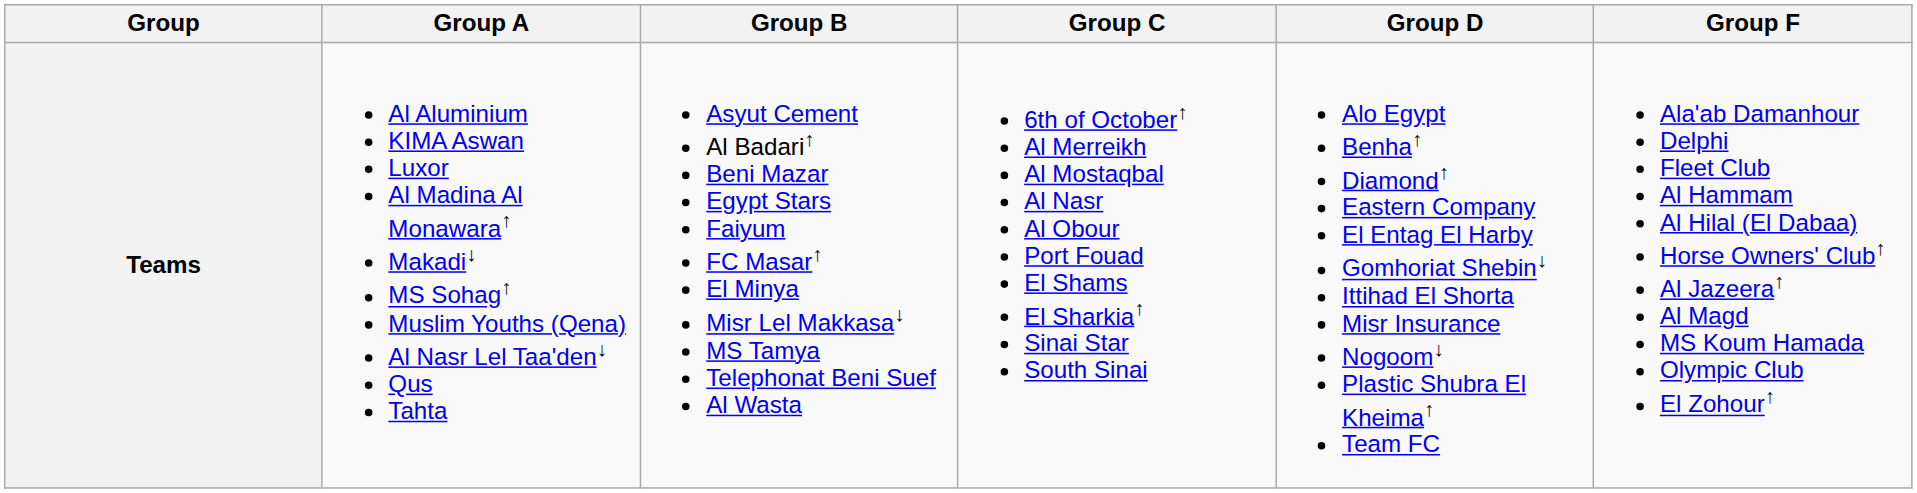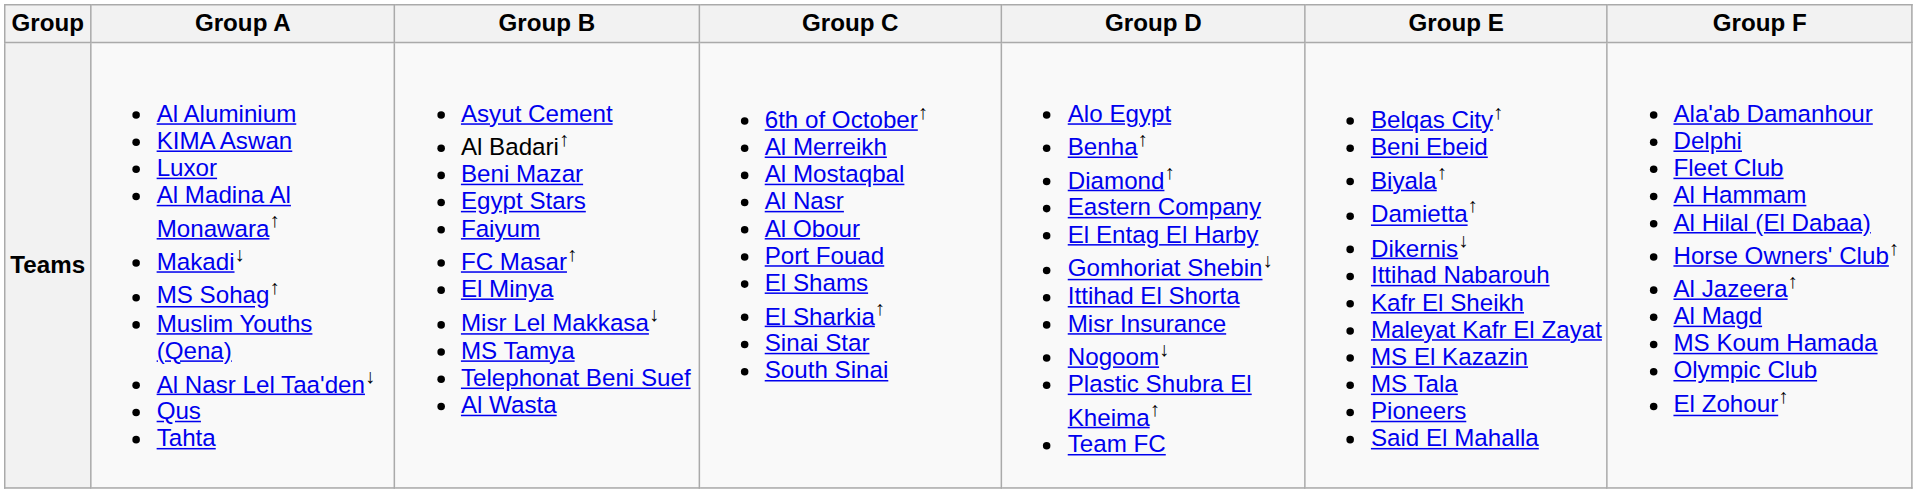+ column: (1456, 23)
